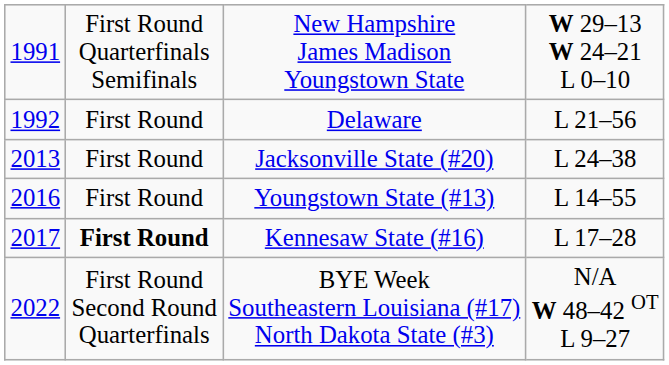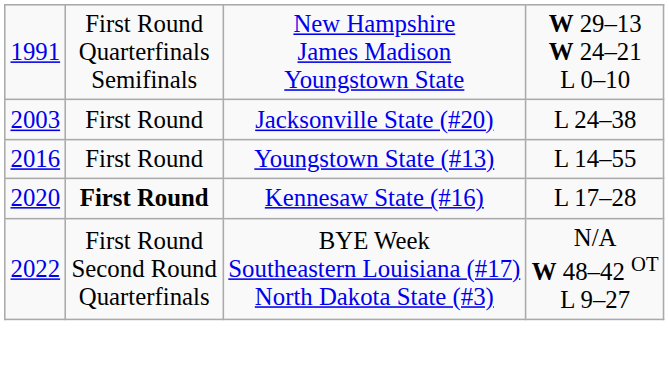- row: (374, 119)
(35, 158) 2013 -> (35, 119) 2003
(35, 237) 2017 -> (35, 197) 2020
